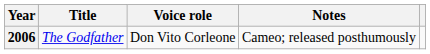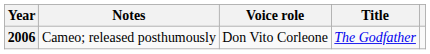columns swapped: (83, 15) <-> (329, 15)
